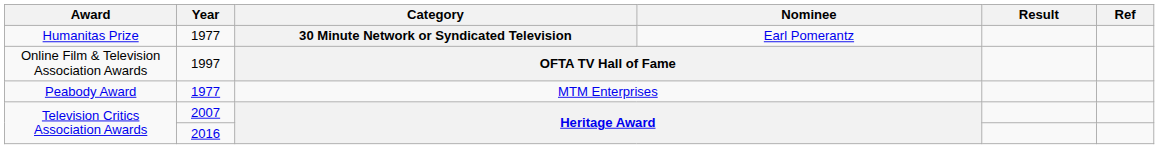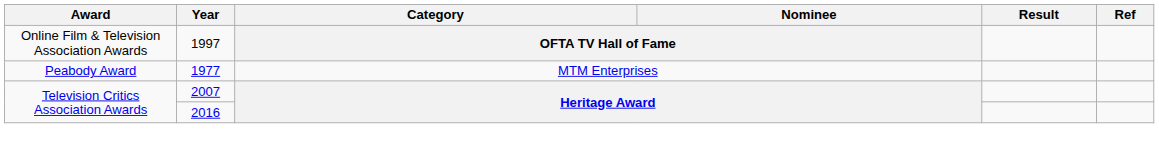- row: (91, 36)
